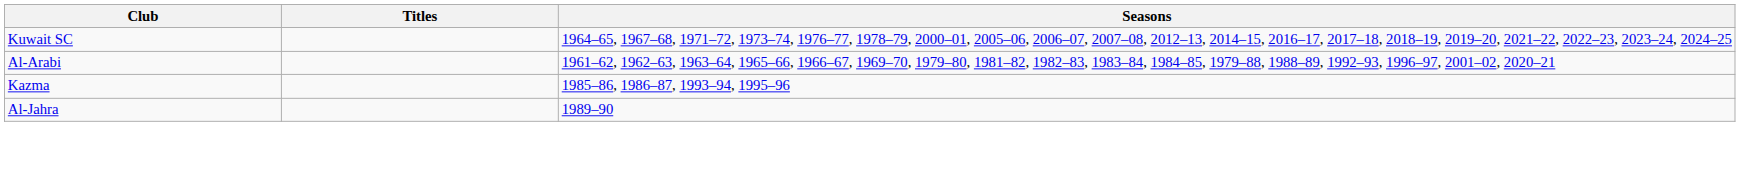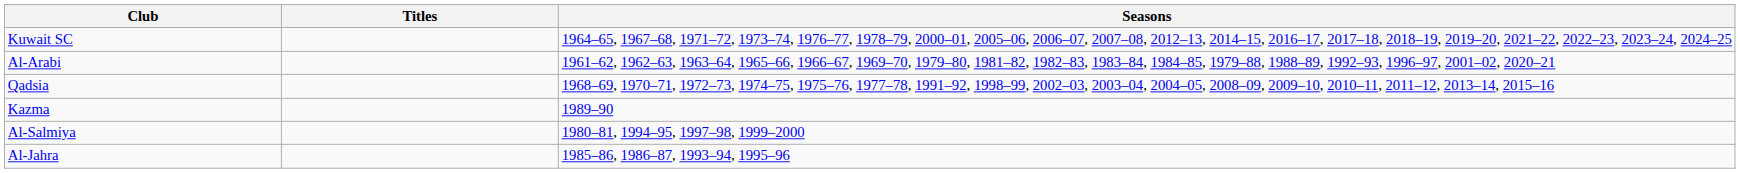+ row: (28, 86)
(676, 86) 1985–86, 1986–87, 1993–94, 1995–96 -> (587, 109) 1989–90
+ row: (42, 132)
(587, 109) 1989–90 -> (676, 156) 1985–86, 1986–87, 1993–94, 1995–96
